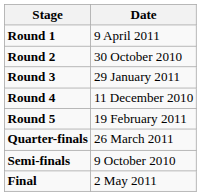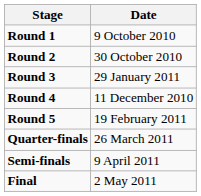(127, 35) 9 April 2011 -> (135, 35) 9 October 2010
(135, 160) 9 October 2010 -> (127, 160) 9 April 2011
